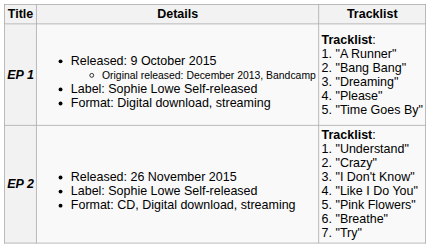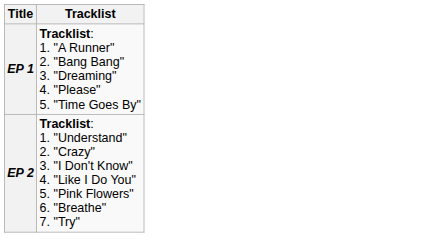- column: (178, 14)
